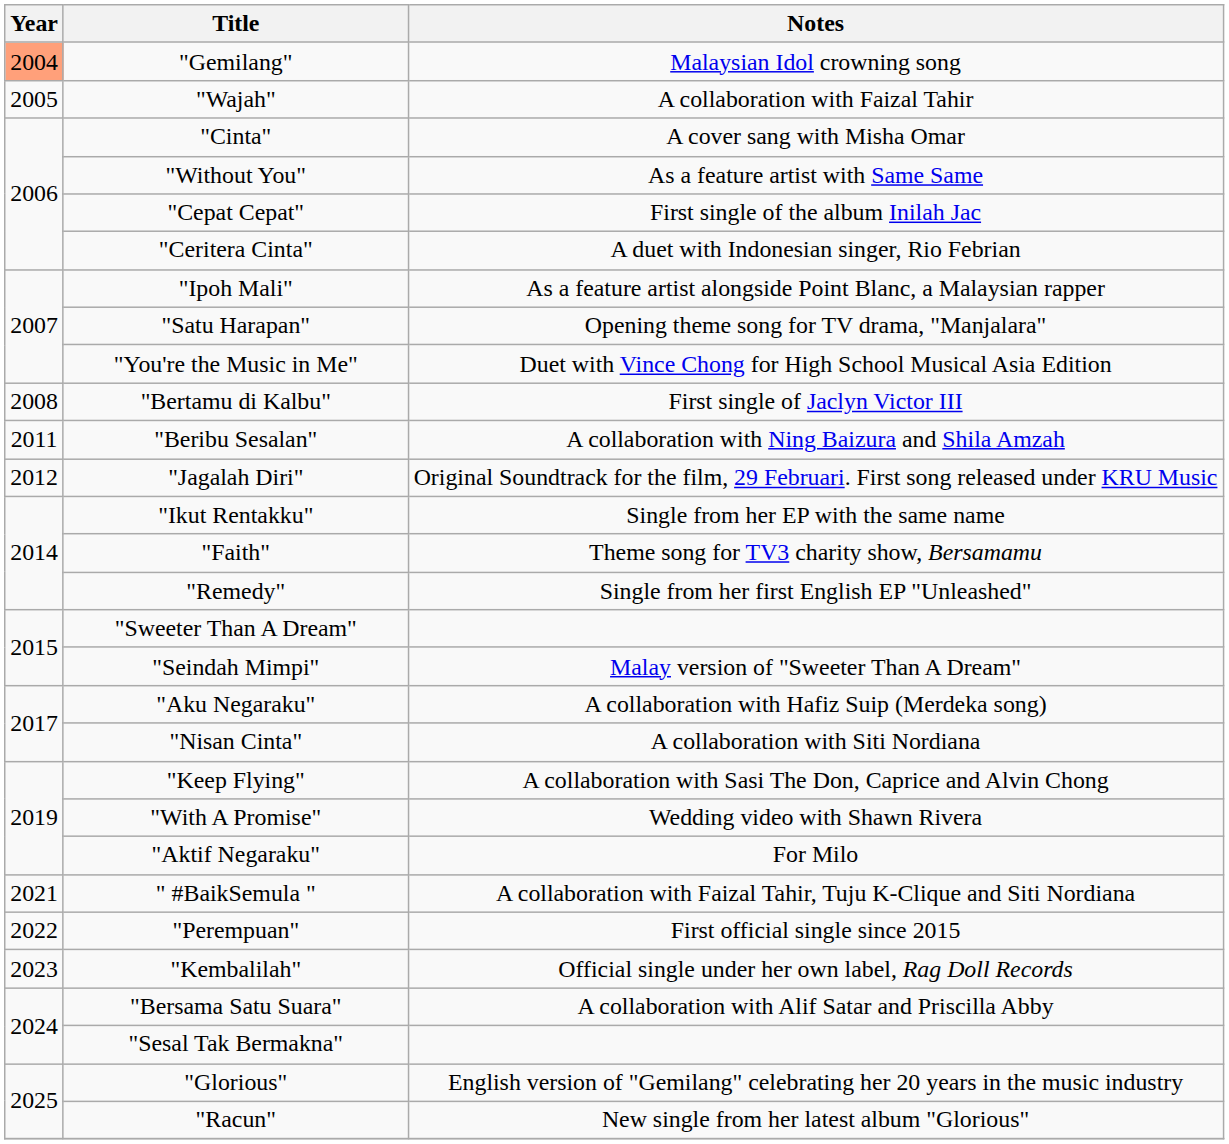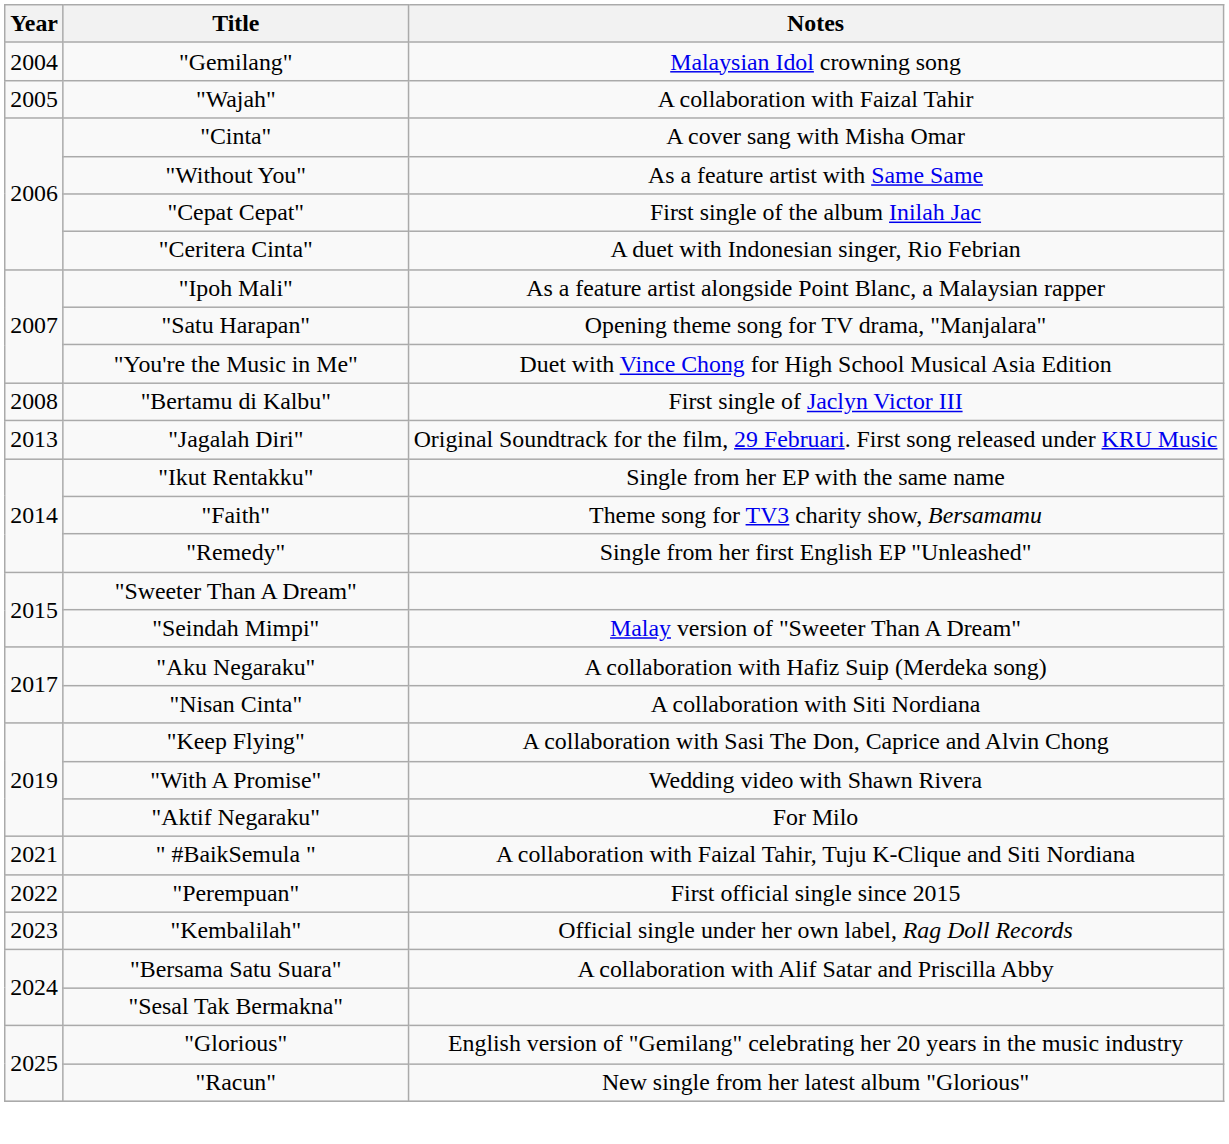(34, 61) lightsalmon background -> (34, 61) no background
- row: (236, 439)
(34, 477) 2012 -> (34, 439) 2013
